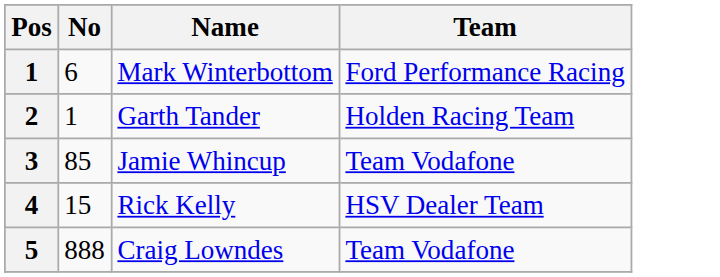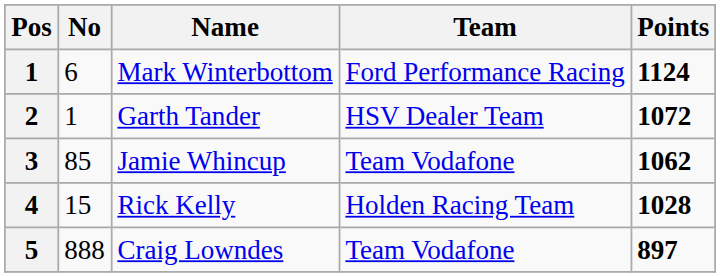+ column: (673, 26)
(460, 116) Holden Racing Team -> (445, 116) HSV Dealer Team
(445, 205) HSV Dealer Team -> (460, 205) Holden Racing Team
